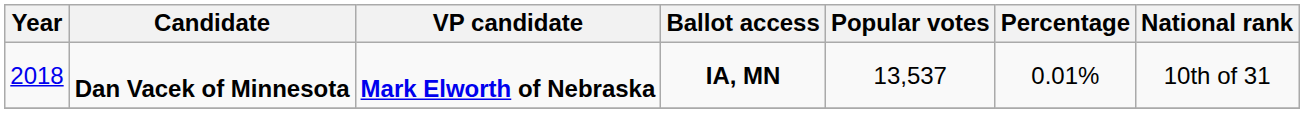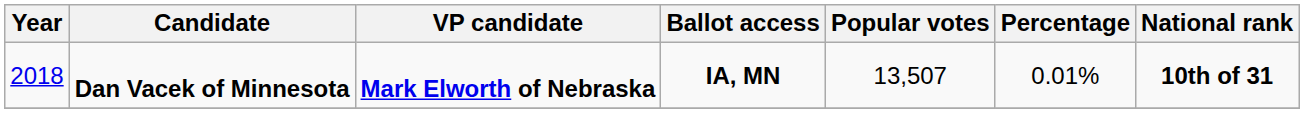(910, 75) 13,537 -> (910, 75) 13,507
(1217, 75) normal -> (1217, 75) bold
